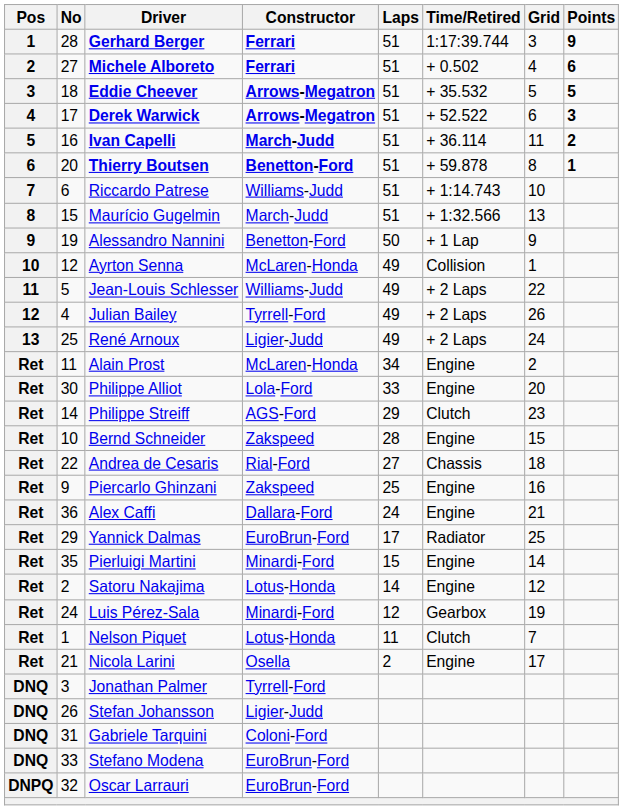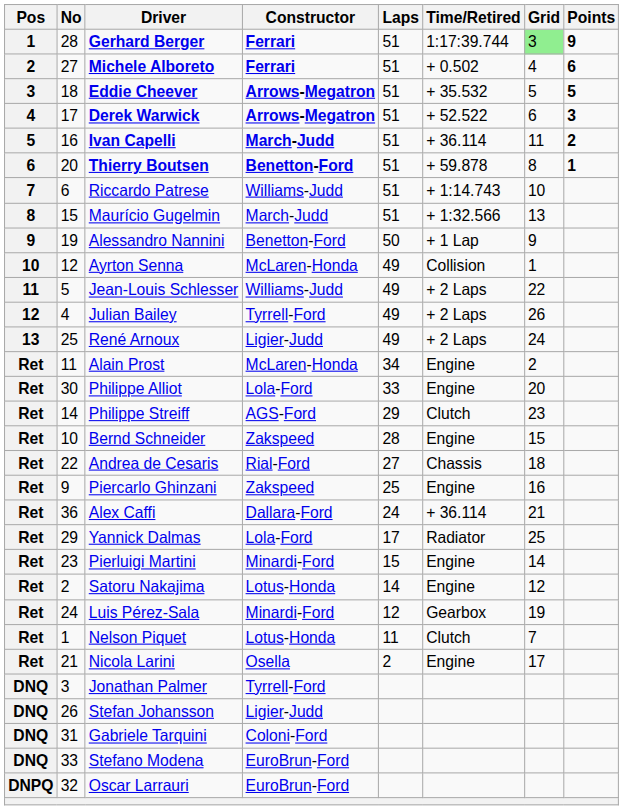(532, 42) no background -> (532, 42) lightgreen background
(451, 513) Engine -> (456, 513) + 36.114
(297, 538) EuroBrun-Ford -> (279, 538) Lola-Ford
(69, 562) 35 -> (69, 562) 23
